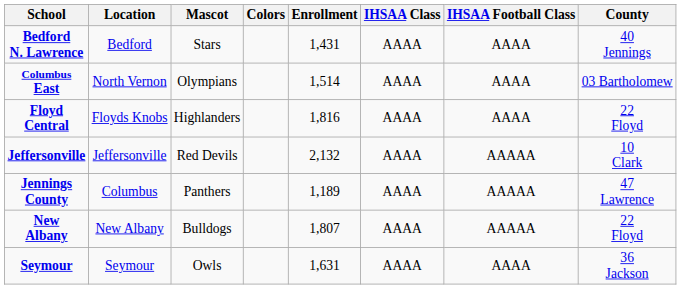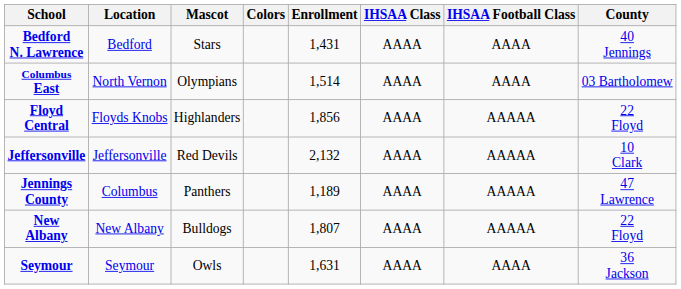(325, 118) 1,816 -> (325, 118) 1,856
(511, 118) AAAA -> (511, 118) AAAAA
